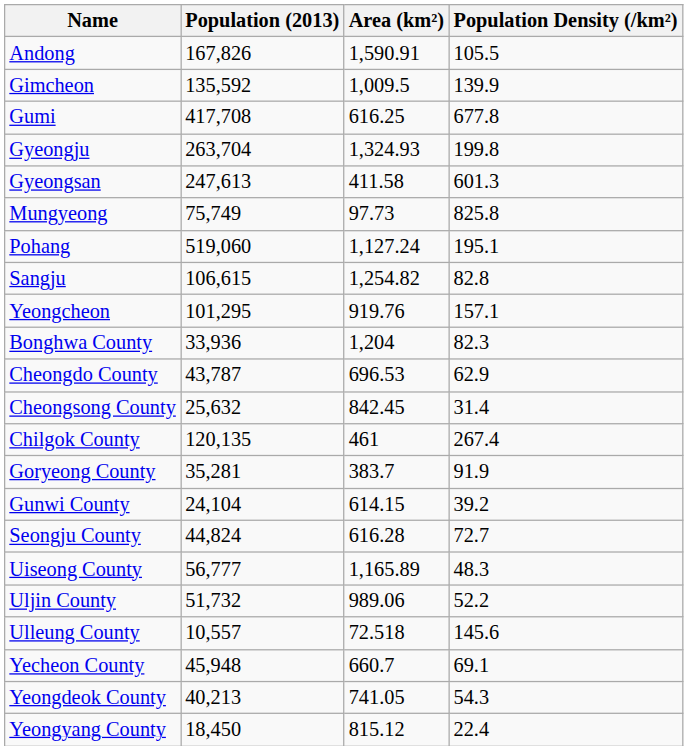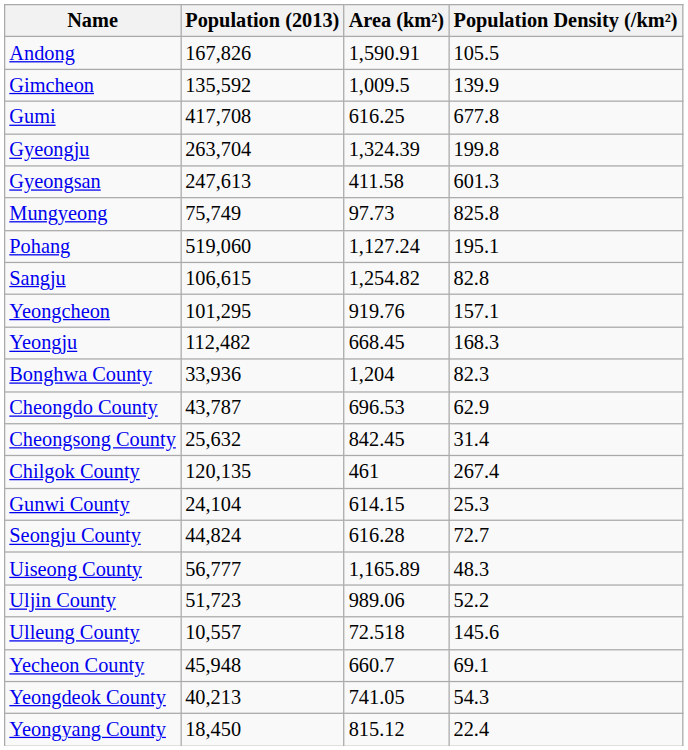(384, 149) 1,324.93 -> (384, 149) 1,324.39
+ row: (43, 342)
- row: (82, 471)
(471, 504) 39.2 -> (471, 504) 25.3
(213, 600) 51,732 -> (213, 600) 51,723
